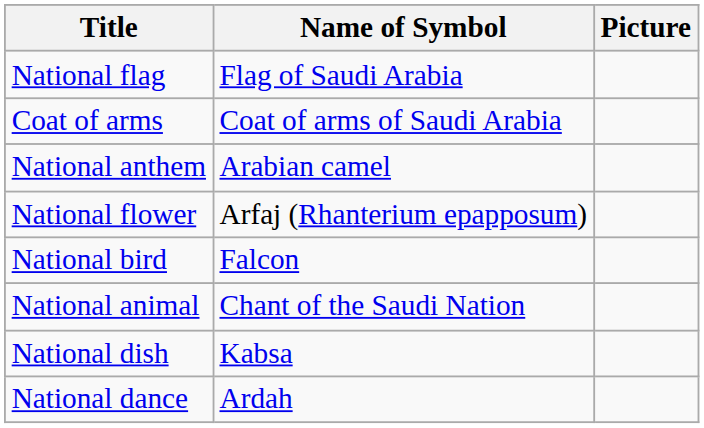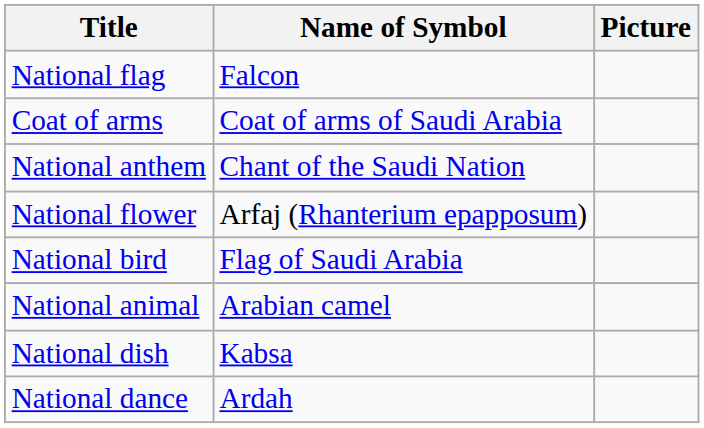(341, 74) Flag of Saudi Arabia -> (259, 74) Falcon
(305, 167) Arabian camel -> (372, 167) Chant of the Saudi Nation
(259, 259) Falcon -> (341, 259) Flag of Saudi Arabia
(372, 306) Chant of the Saudi Nation -> (305, 306) Arabian camel
